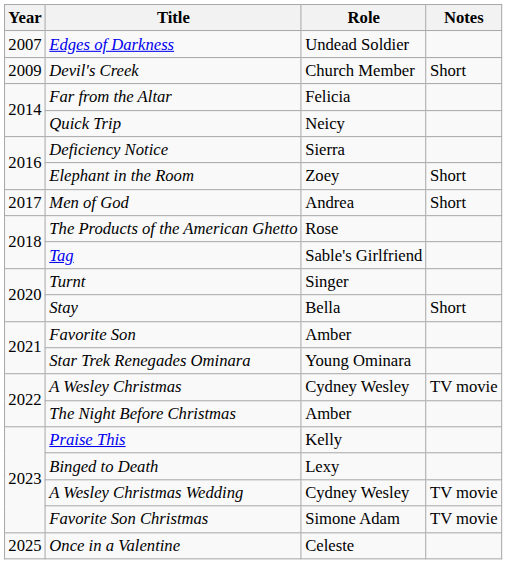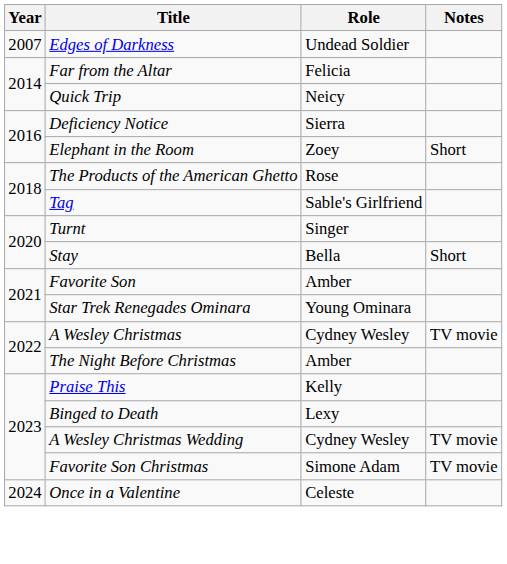- row: (94, 70)
- row: (89, 202)
(25, 545) 2025 -> (25, 492) 2024
